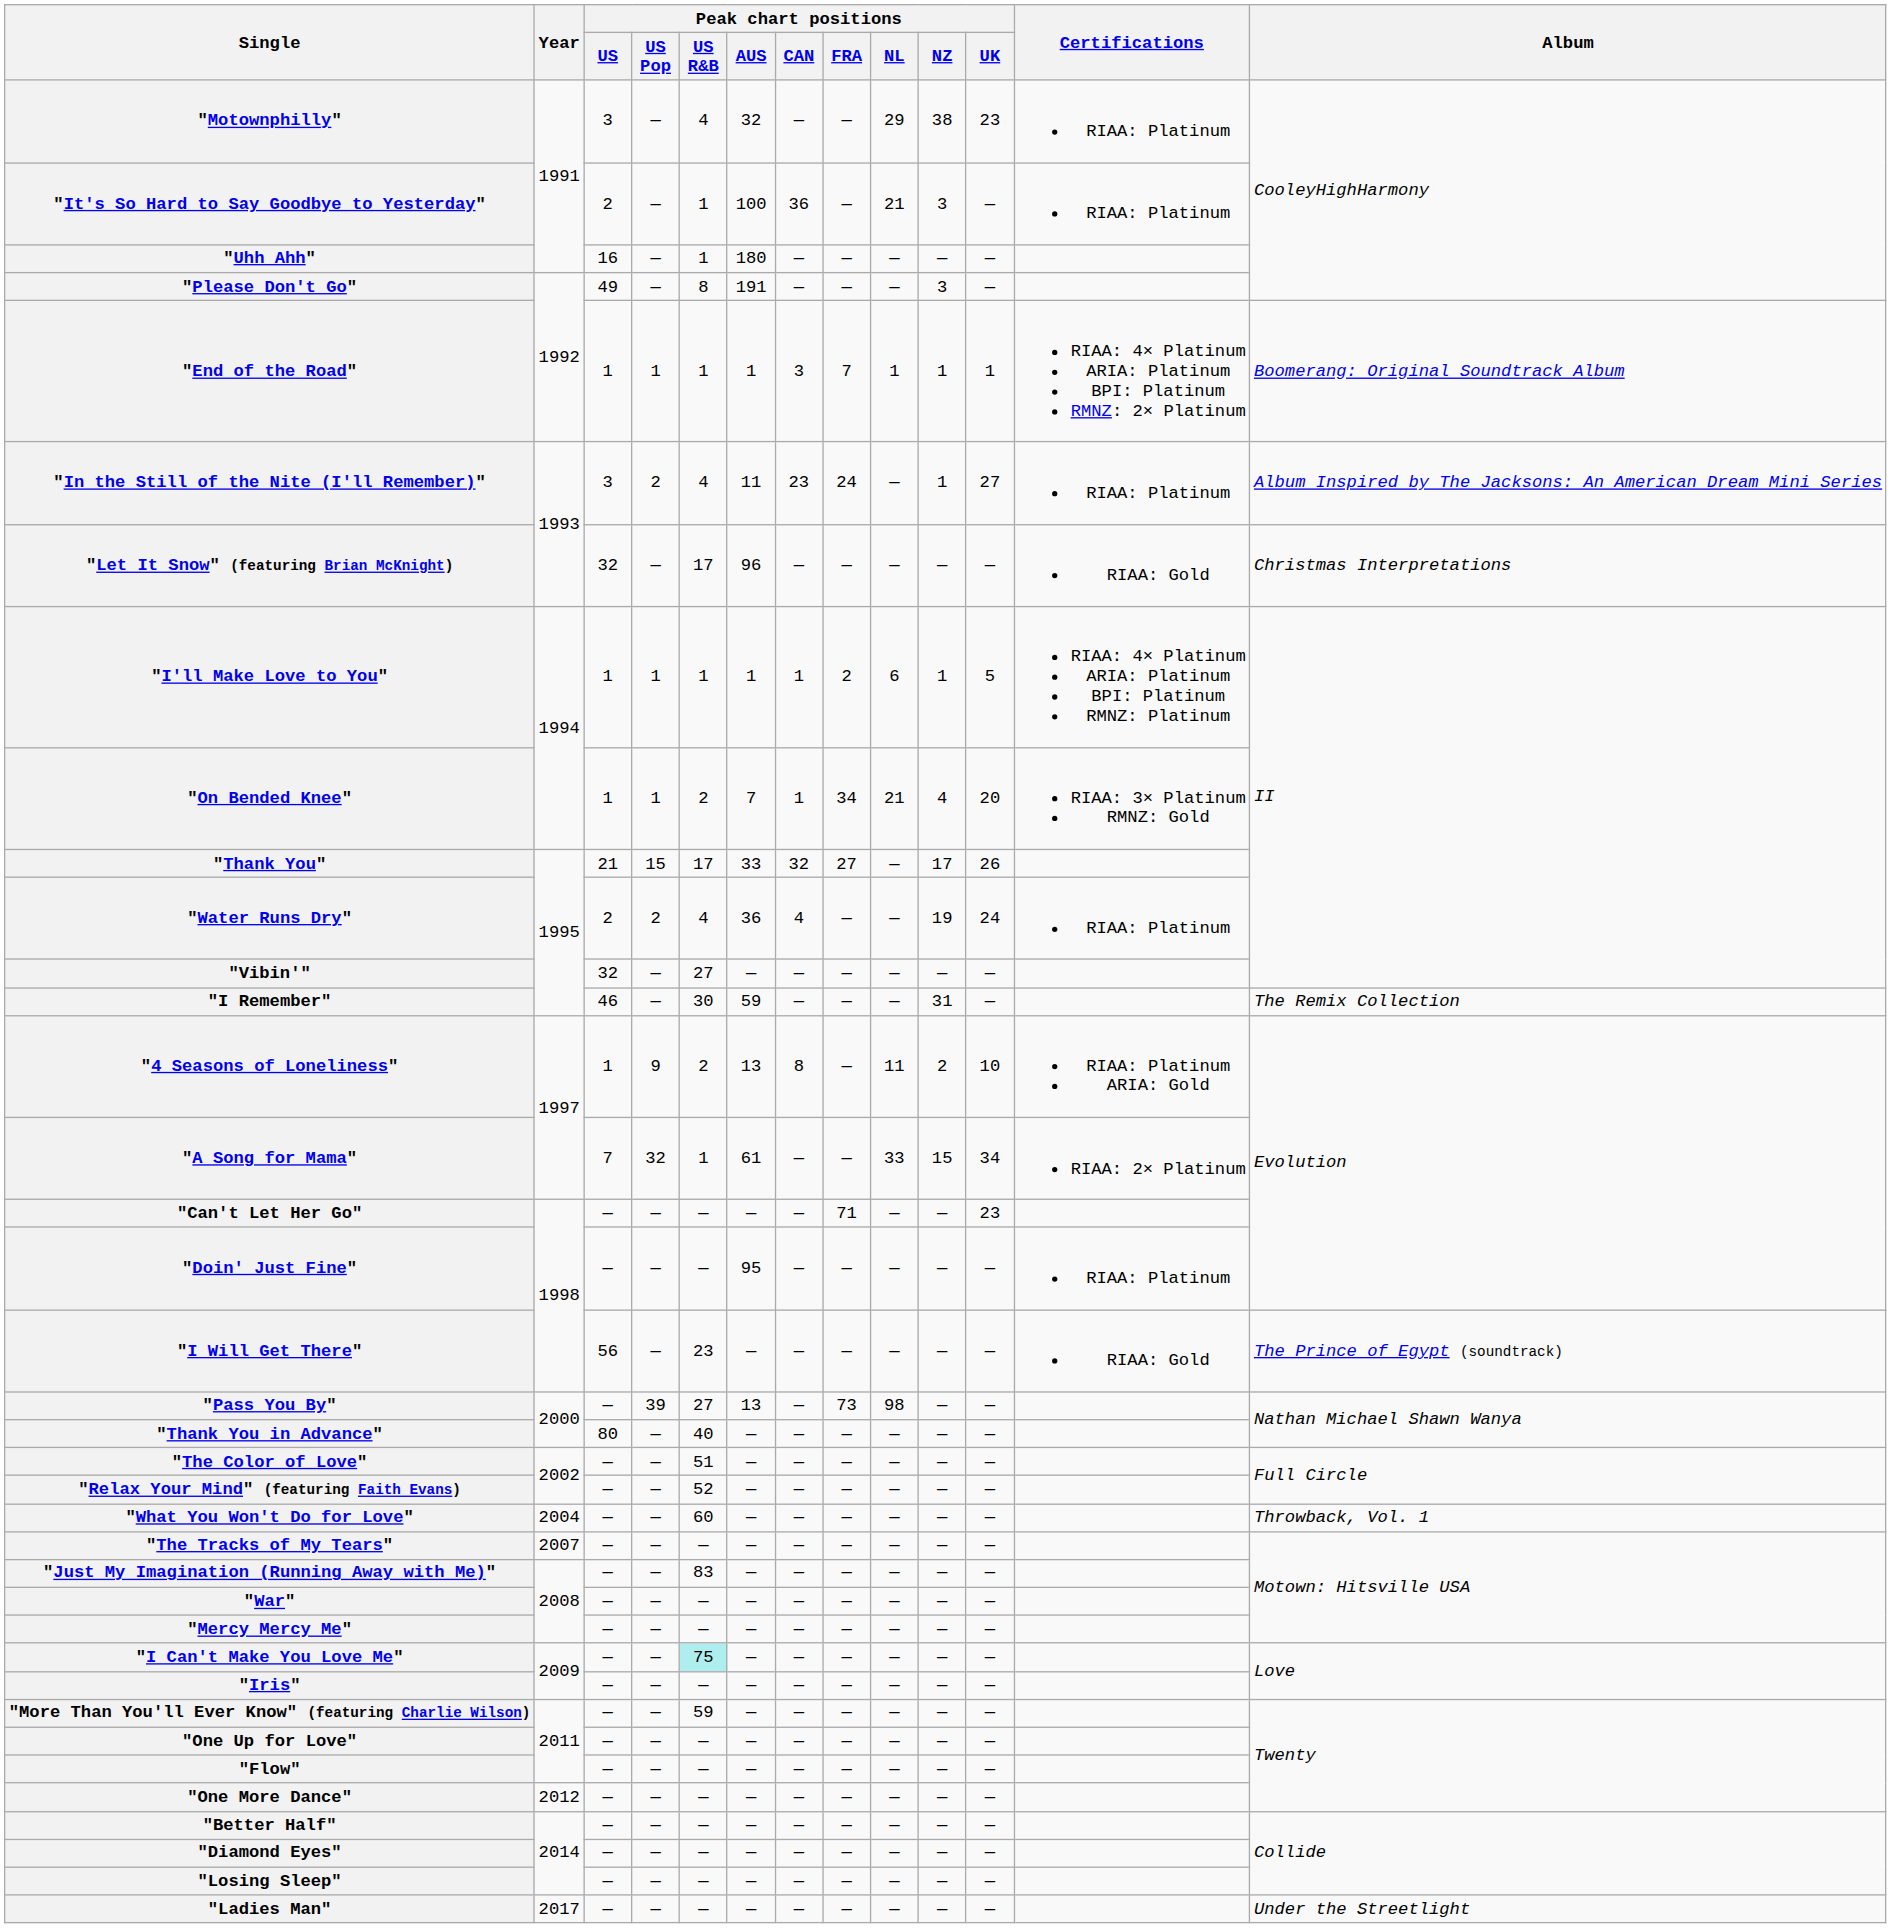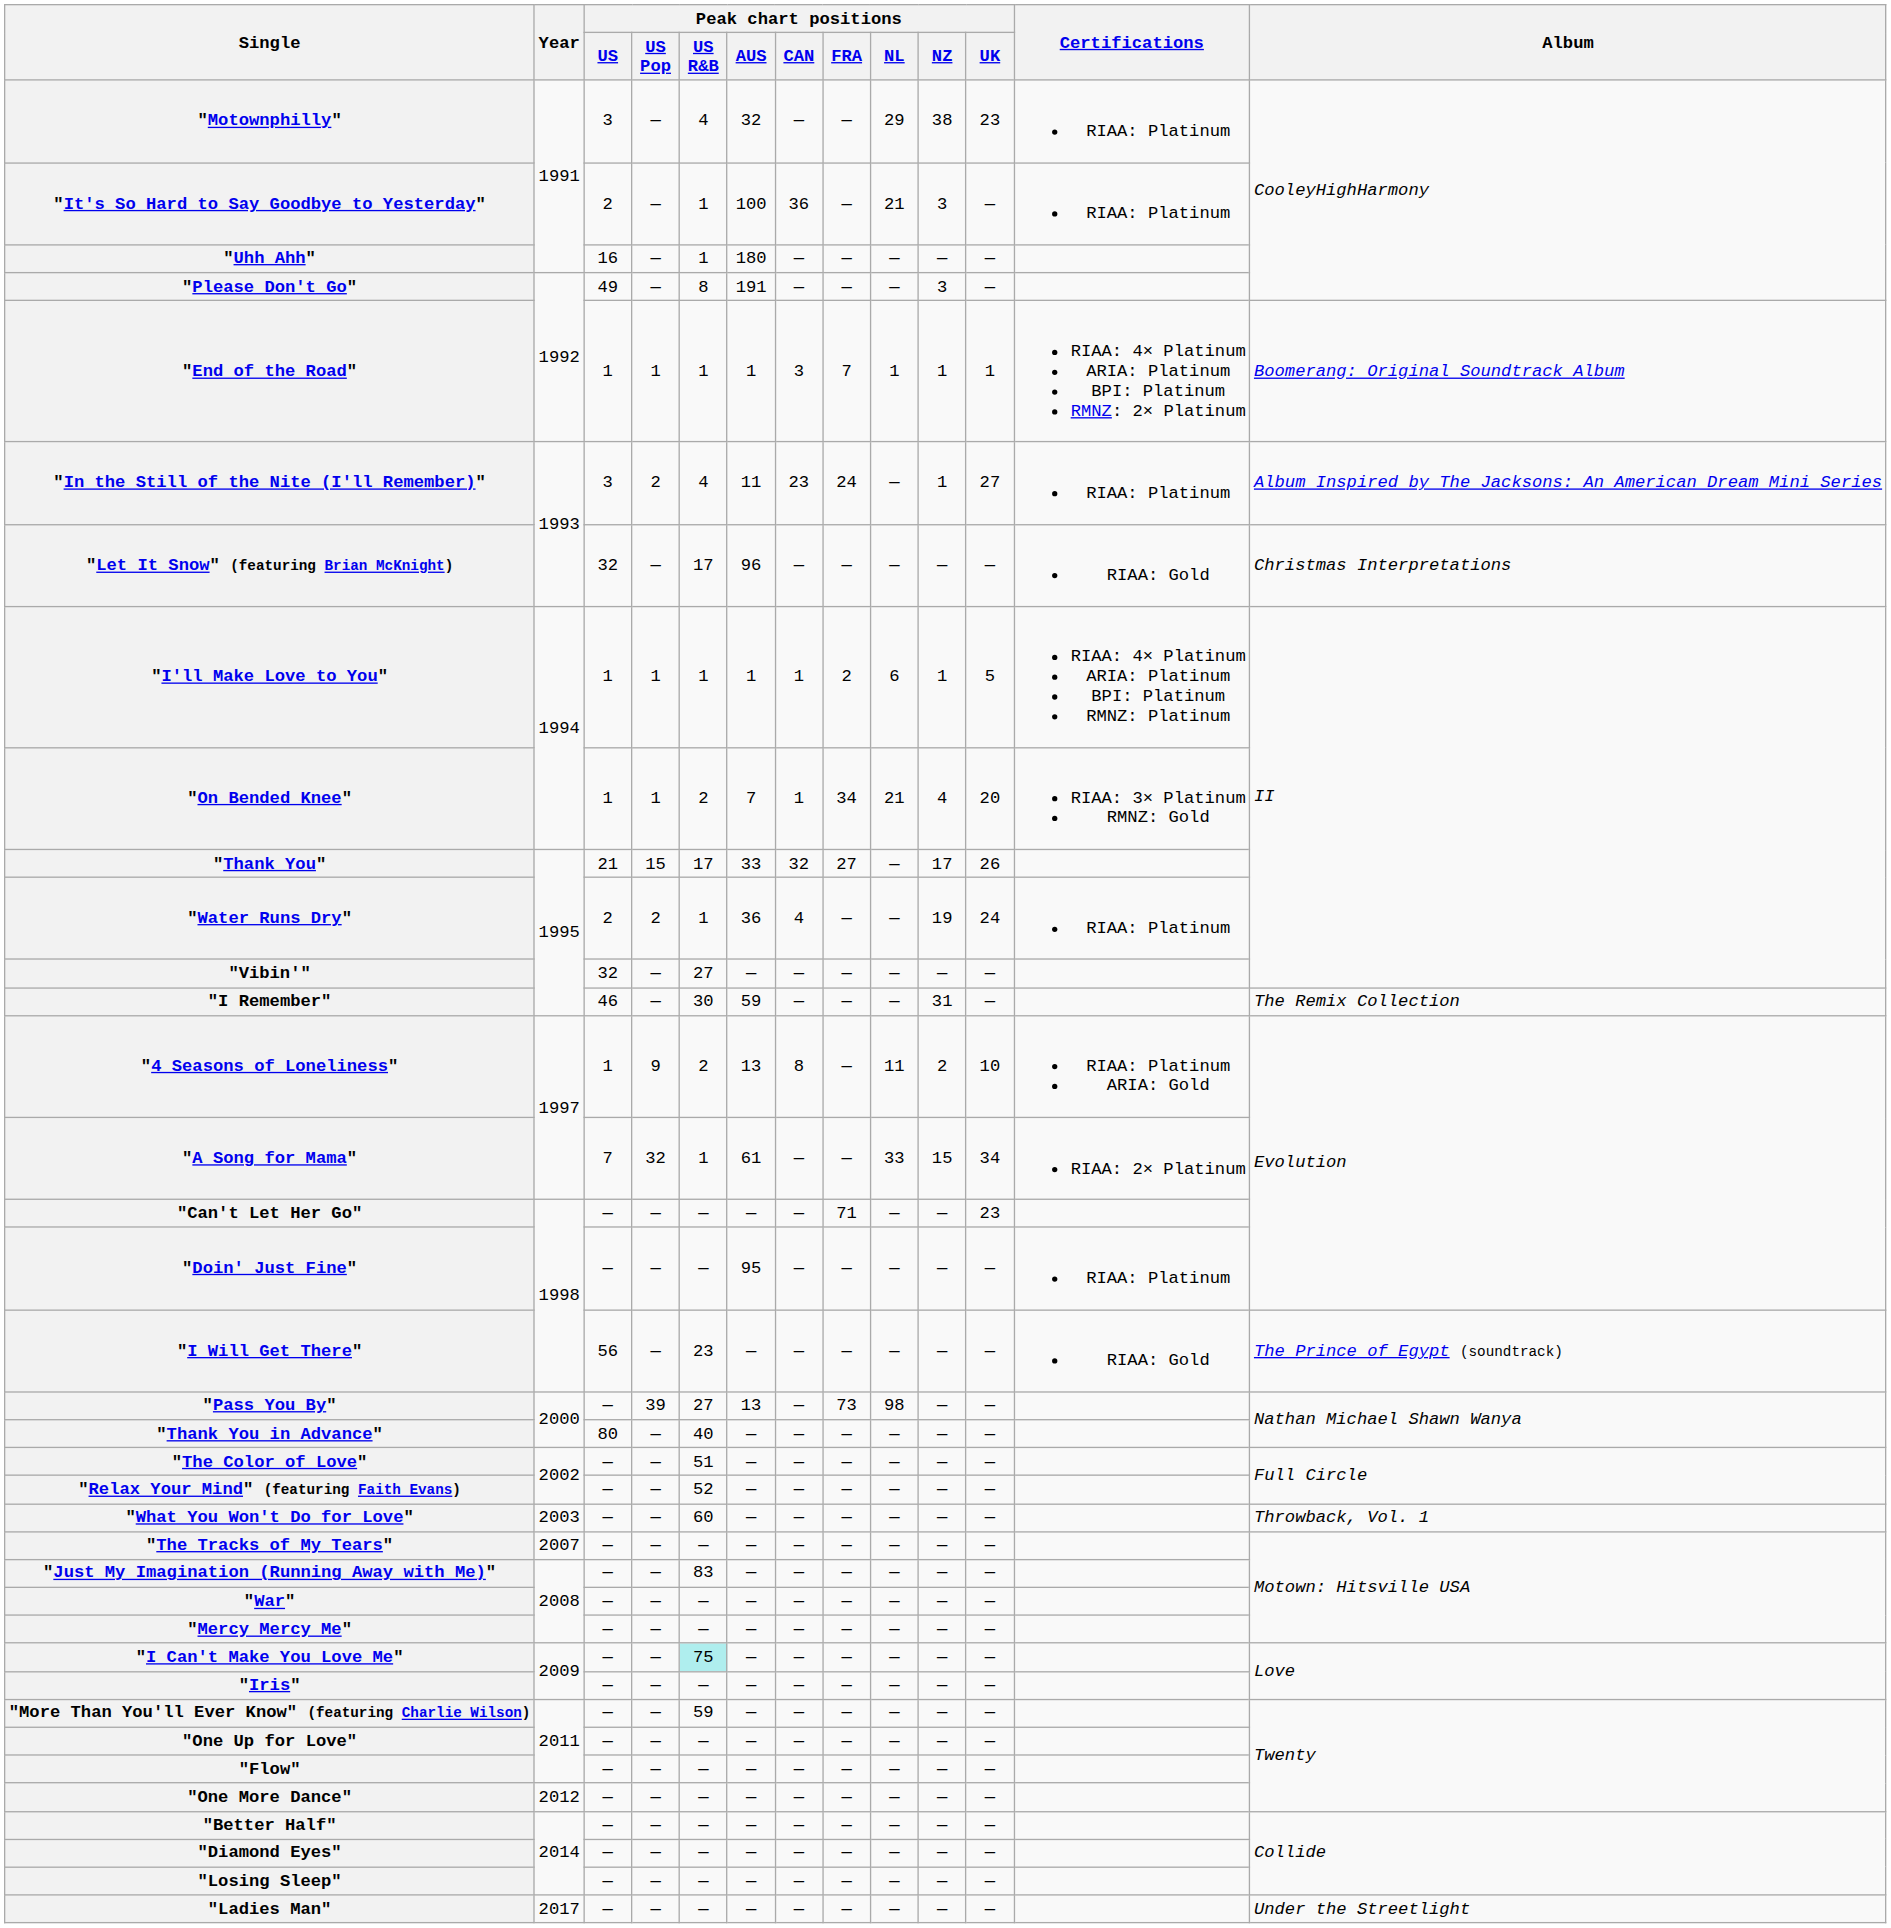(703, 919) 4 -> (703, 919) 1
(559, 1518) 2004 -> (559, 1518) 2003
